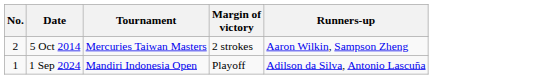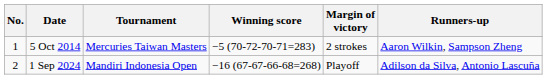+ column: (266, 20)
(15, 46) 2 -> (15, 46) 1
(15, 65) 1 -> (15, 65) 2
